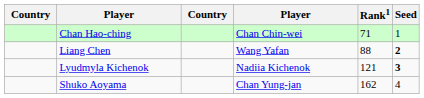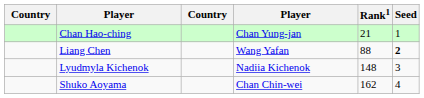(269, 33) Chan Chin-wei -> (269, 33) Chan Yung-jan
(366, 33) 71 -> (366, 33) 21
(368, 67) 121 -> (368, 67) 148
(398, 67) bold -> (398, 67) normal
(269, 85) Chan Yung-jan -> (269, 85) Chan Chin-wei
